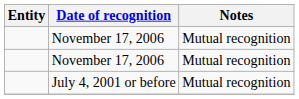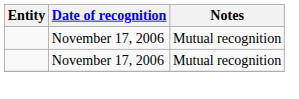- row: (26, 83)
